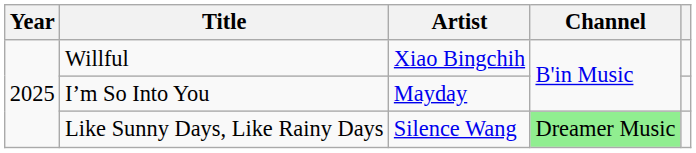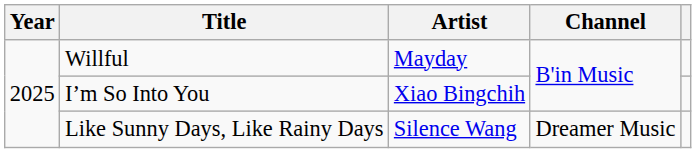(459, 57) Xiao Bingchih -> (431, 57) Mayday
(431, 93) Mayday -> (459, 93) Xiao Bingchih
(605, 128) lightgreen background -> (605, 128) no background
